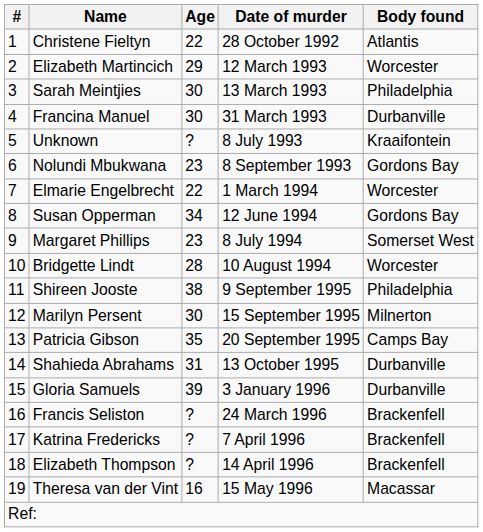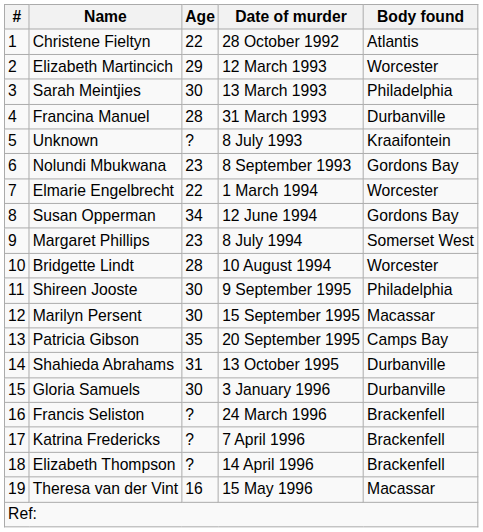(194, 116) 30 -> (194, 116) 28
(194, 290) 38 -> (194, 290) 30
(399, 315) Milnerton -> (401, 315) Macassar
(194, 389) 39 -> (194, 389) 30
